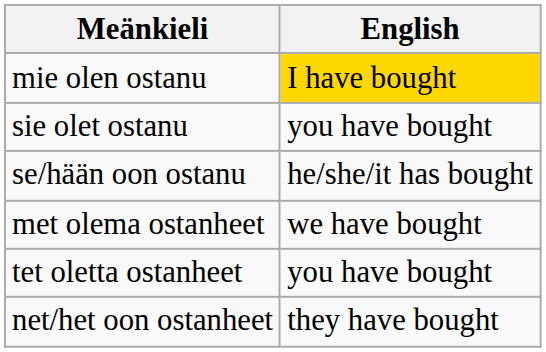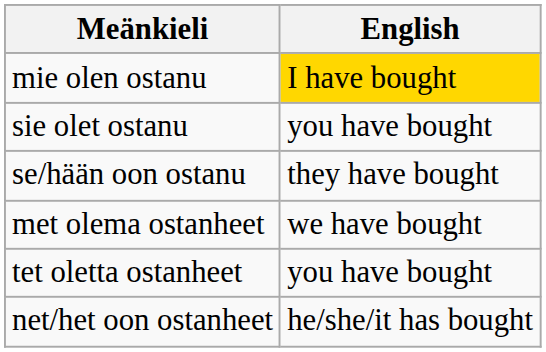(410, 175) he/she/it has bought -> (393, 175) they have bought
(393, 321) they have bought -> (410, 321) he/she/it has bought
